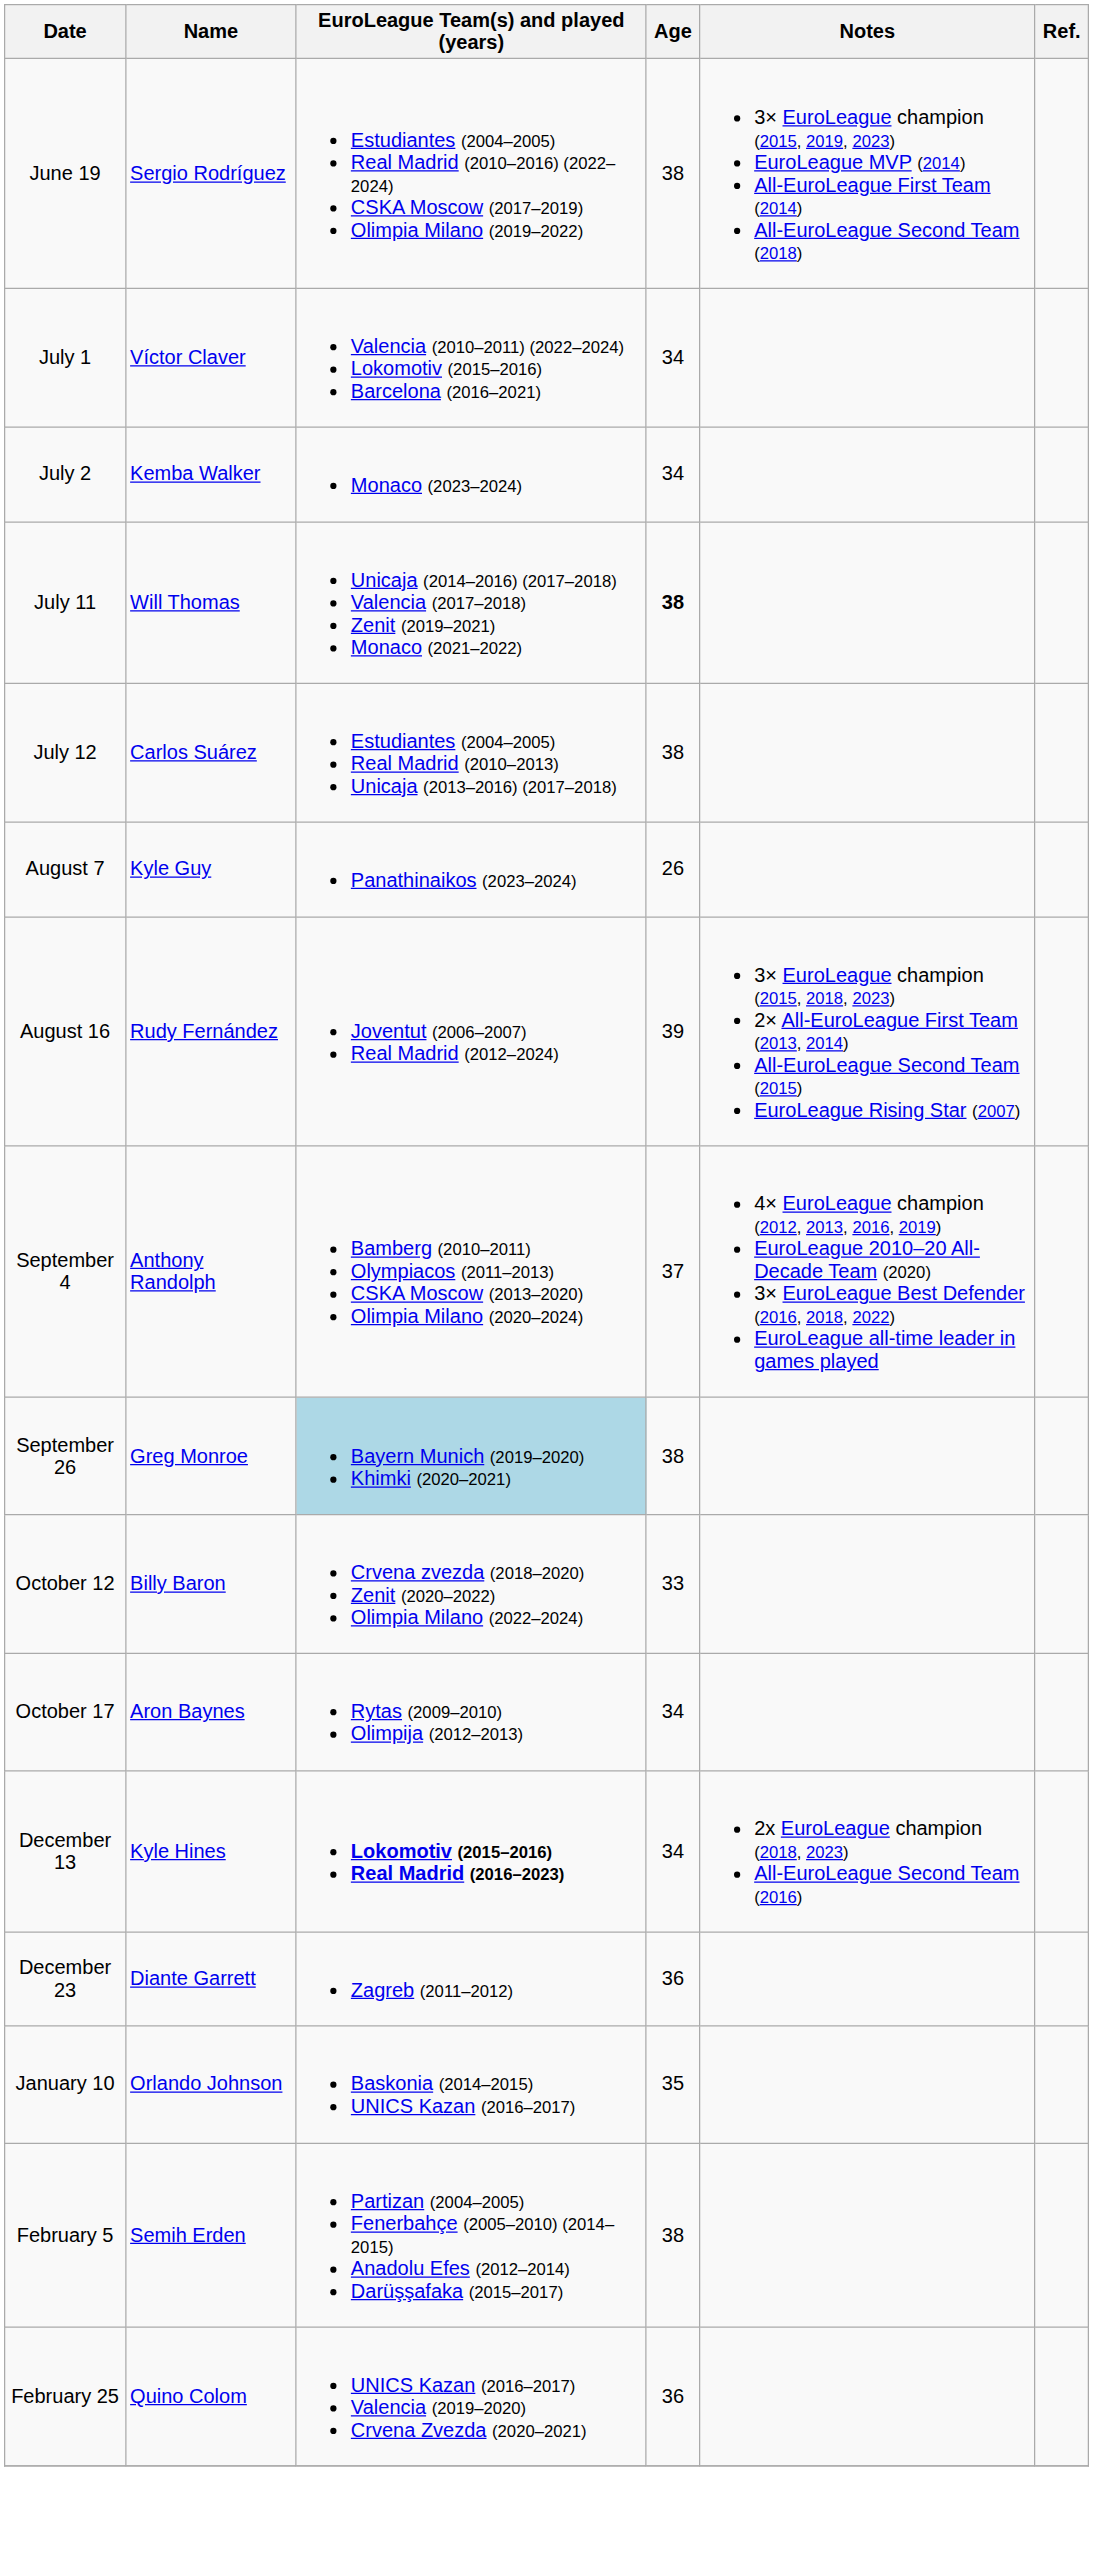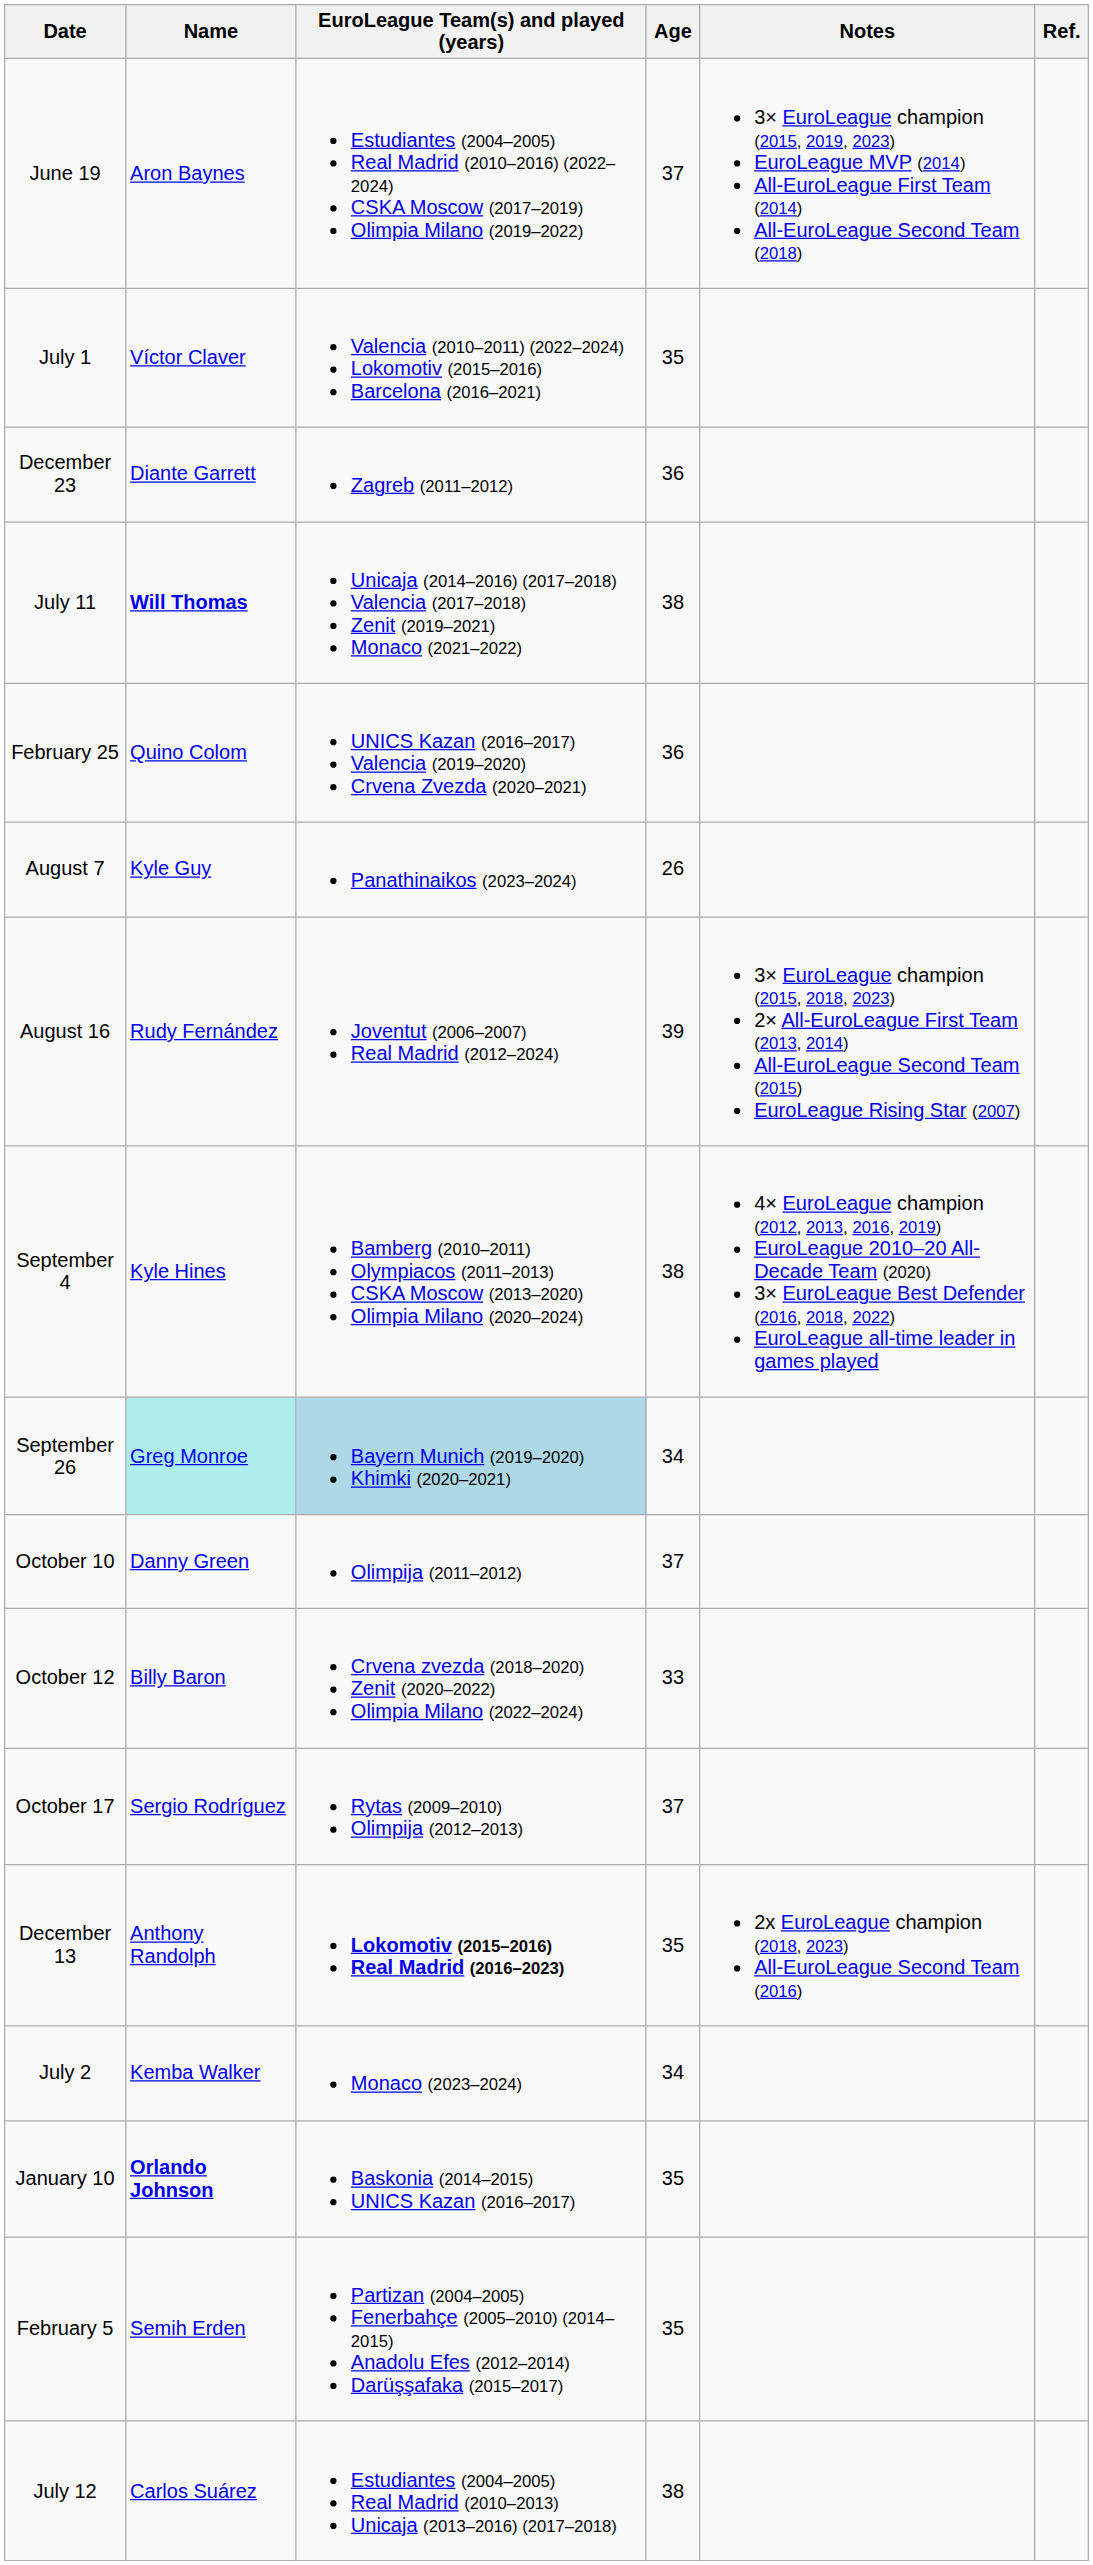(208, 173) Sergio Rodríguez -> (187, 173) Aron Baynes
(673, 173) 38 -> (673, 173) 37
(673, 357) 34 -> (673, 357) 35
rows swapped: (65, 474) <-> (65, 1978)
(185, 602) normal -> (189, 602) bold
(673, 602) bold -> (673, 602) normal
rows swapped: (65, 752) <-> (65, 2396)
(173, 1271) Anthony Randolph -> (178, 1271) Kyle Hines
(673, 1271) 37 -> (673, 1271) 38
(189, 1455) no background -> (189, 1455) paleturquoise background
(673, 1455) 38 -> (673, 1455) 34
+ row: (65, 1561)
(187, 1711) Aron Baynes -> (208, 1805) Sergio Rodríguez
(673, 1711) 34 -> (673, 1805) 37
(178, 1850) Kyle Hines -> (173, 1945) Anthony Randolph
(673, 1850) 34 -> (673, 1945) 35
(206, 2084) normal -> (172, 2178) bold
(673, 2234) 38 -> (673, 2329) 35
